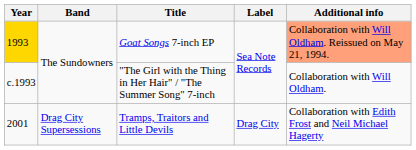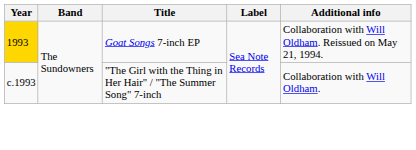(346, 42) lightsalmon background -> (340, 42) no background
- row: (164, 124)
